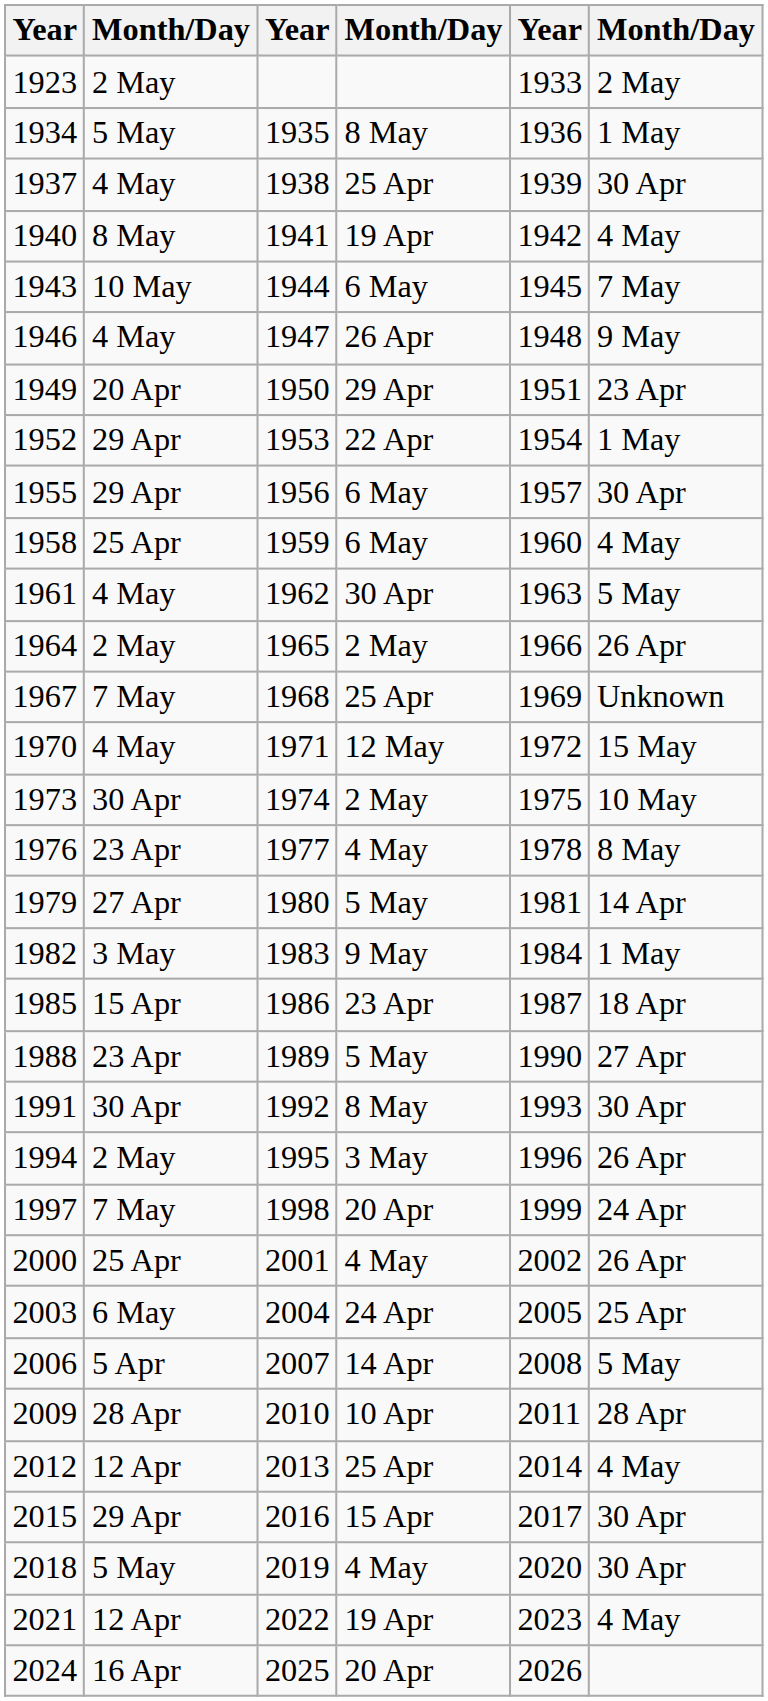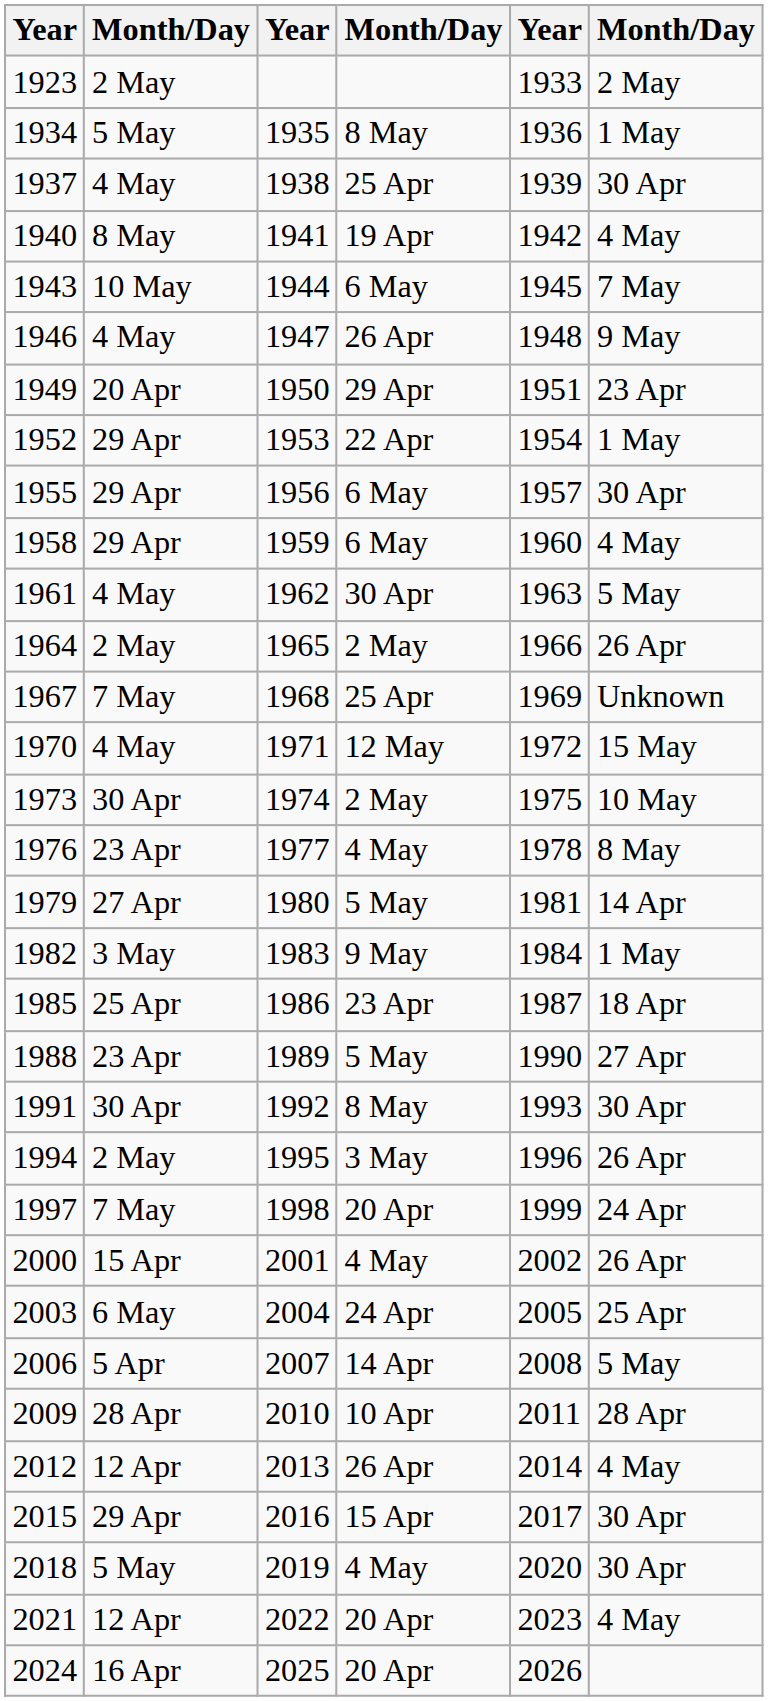(136, 542) 25 Apr -> (136, 542) 29 Apr
(136, 1004) 15 Apr -> (136, 1004) 25 Apr
(136, 1260) 25 Apr -> (136, 1260) 15 Apr
(389, 1465) 25 Apr -> (389, 1465) 26 Apr
(389, 1619) 19 Apr -> (389, 1619) 20 Apr
